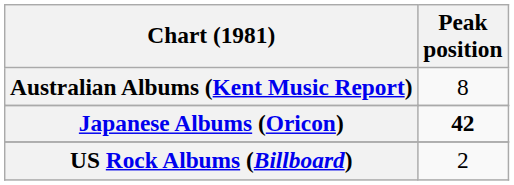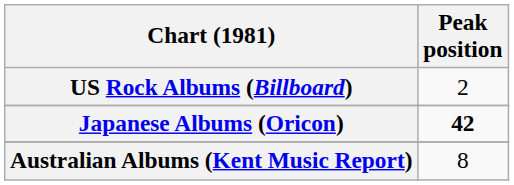rows swapped: (211, 86) <-> (211, 160)
